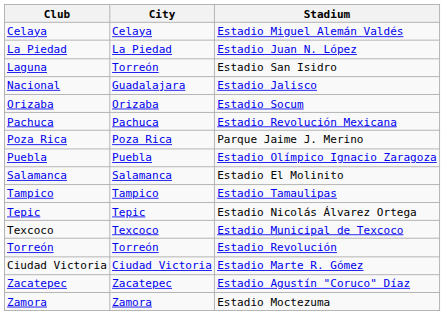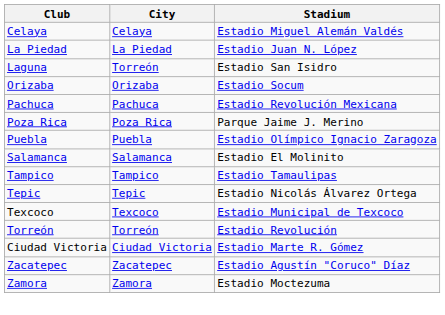- row: (34, 85)
